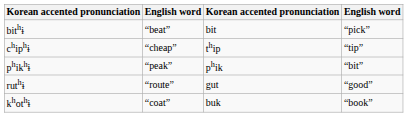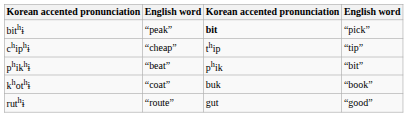(157, 29) “beat” -> (158, 29) “peak”
(211, 29) normal -> (212, 29) bold
(158, 66) “peak” -> (157, 66) “beat”
rows swapped: (16, 84) <-> (18, 103)
